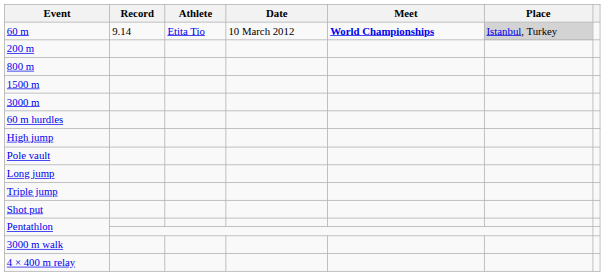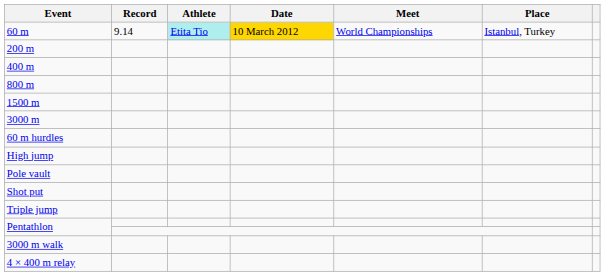(186, 31) no background -> (189, 31) paleturquoise background
(261, 31) no background -> (265, 31) gold background
(382, 31) bold -> (384, 31) normal
(522, 31) lightgrey background -> (520, 31) no background
+ row: (20, 66)
- row: (31, 173)
rows swapped: (32, 191) <-> (25, 209)
